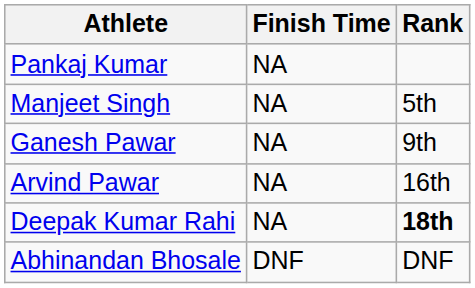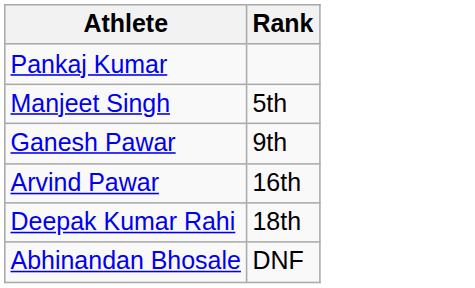- column: (322, 24)
(428, 222) bold -> (277, 222) normal
